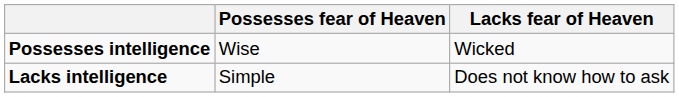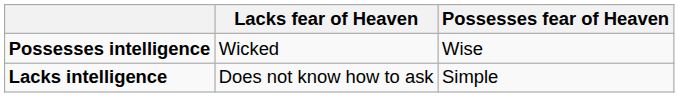columns swapped: (332, 19) <-> (562, 19)
